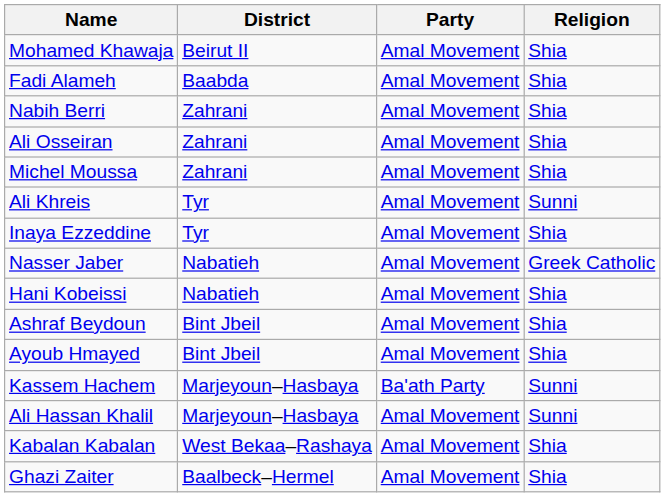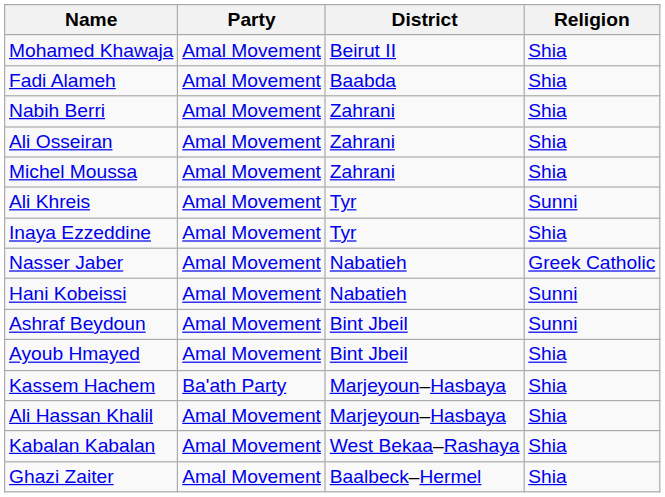columns swapped: (450, 19) <-> (277, 19)
(548, 293) Shia -> (553, 293) Sunni
(548, 324) Shia -> (553, 324) Sunni
(553, 385) Sunni -> (548, 385) Shia
(553, 415) Sunni -> (548, 415) Shia
